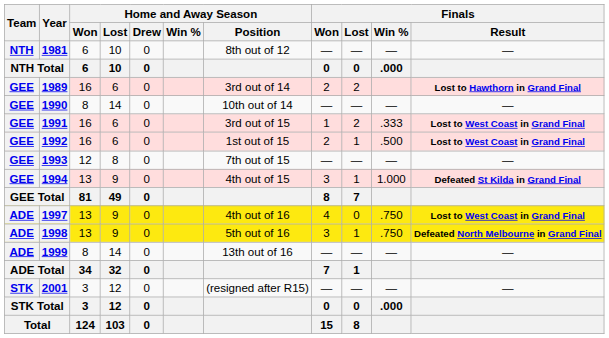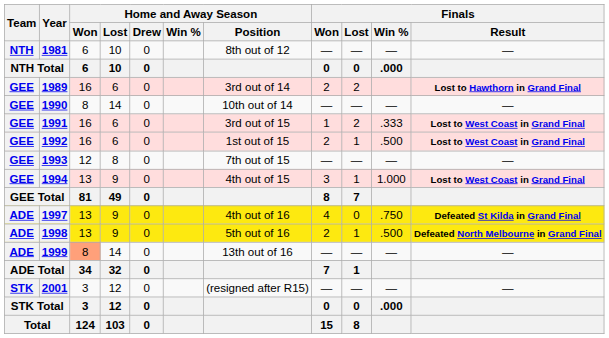(508, 179) Defeated St Kilda in Grand Final -> (508, 179) Lost to West Coast in Grand Final
(508, 216) Lost to West Coast in Grand Final -> (508, 216) Defeated St Kilda in Grand Final
(327, 233) 3 -> (327, 233) 2
(391, 233) .750 -> (391, 233) .500
(85, 251) no background -> (85, 251) lightsalmon background
